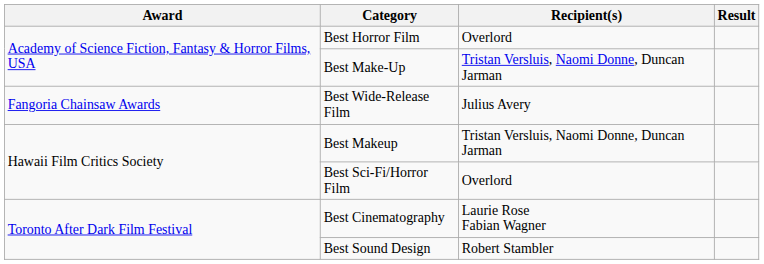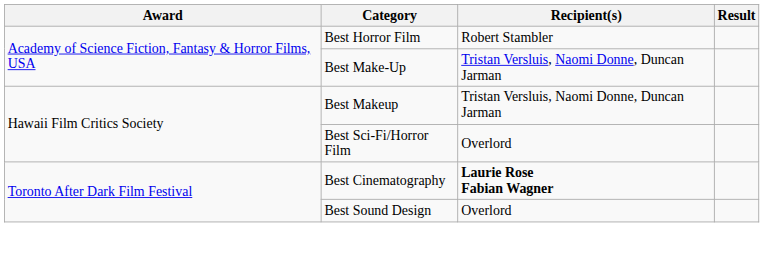(487, 37) Overlord -> (507, 37) Robert Stambler
- row: (377, 105)
(504, 218) normal -> (507, 180) bold
(508, 248) Robert Stambler -> (486, 210) Overlord
